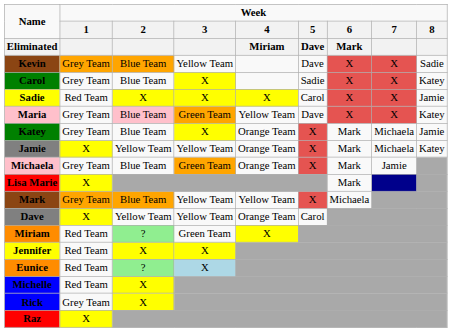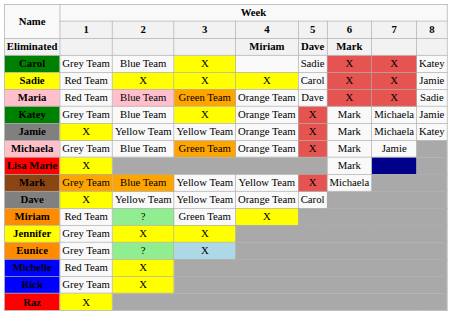- row: (32, 64)
(86, 115) Grey Team -> (86, 98) Red Team
(267, 115) Yellow Team -> (267, 98) Orange Team
(432, 115) Katey -> (432, 98) Sadie
(86, 251) Red Team -> (86, 234) Grey Team
(86, 268) Red Team -> (86, 251) Grey Team
